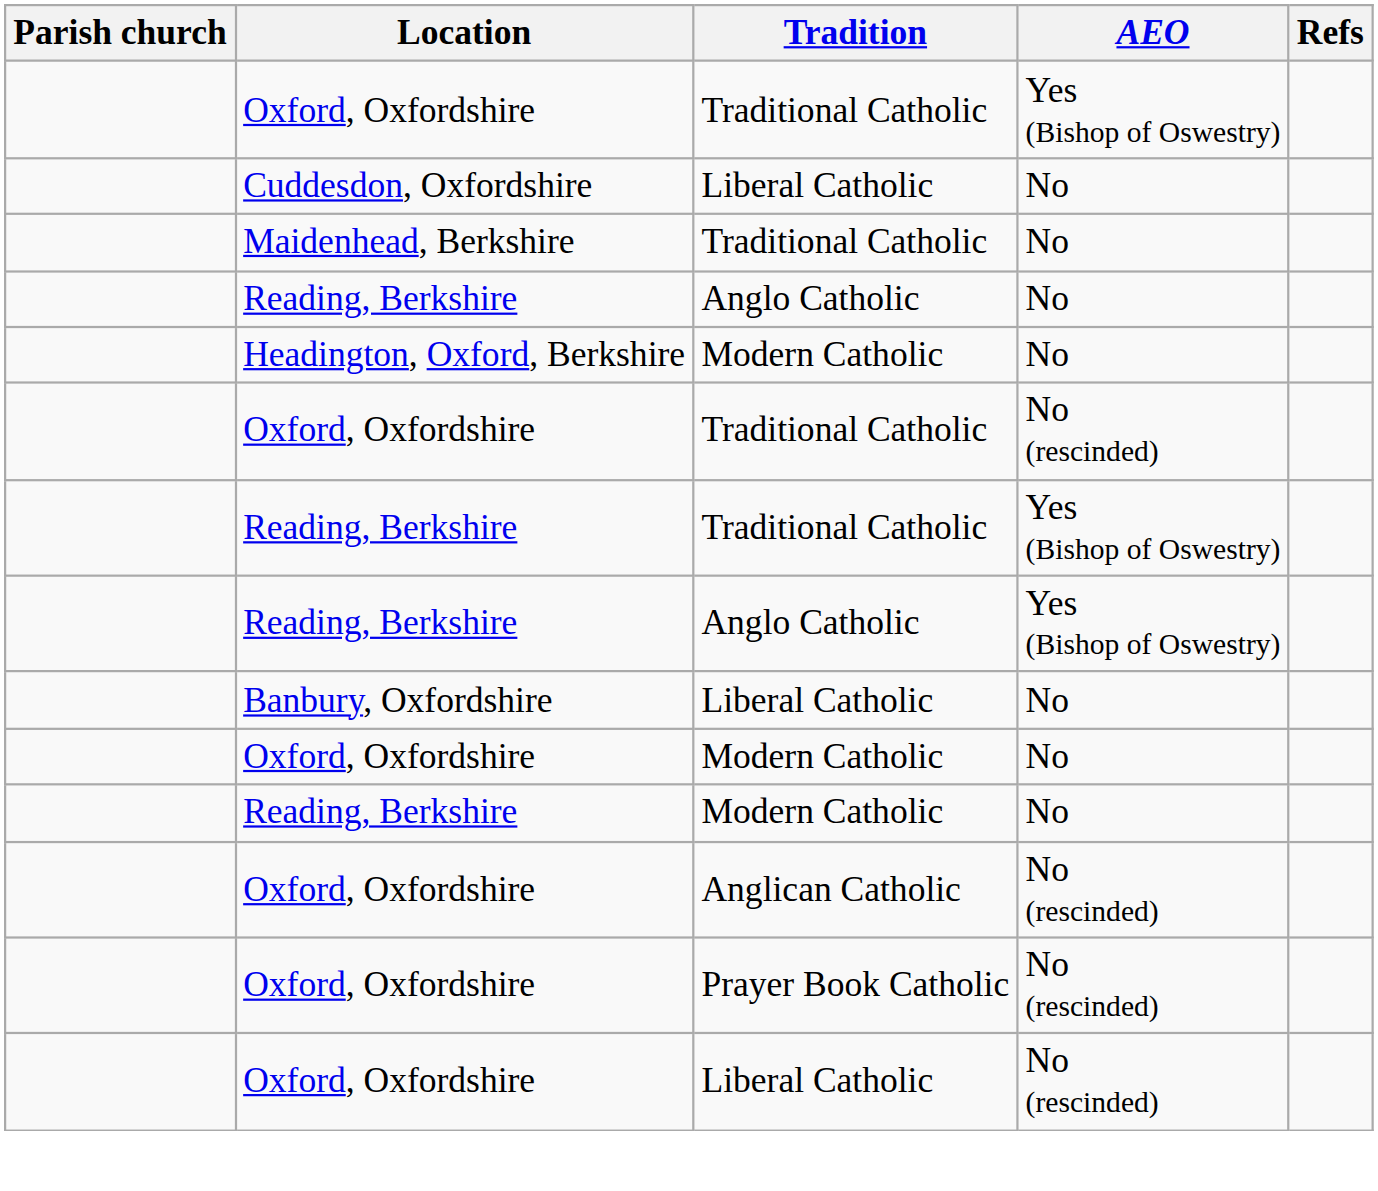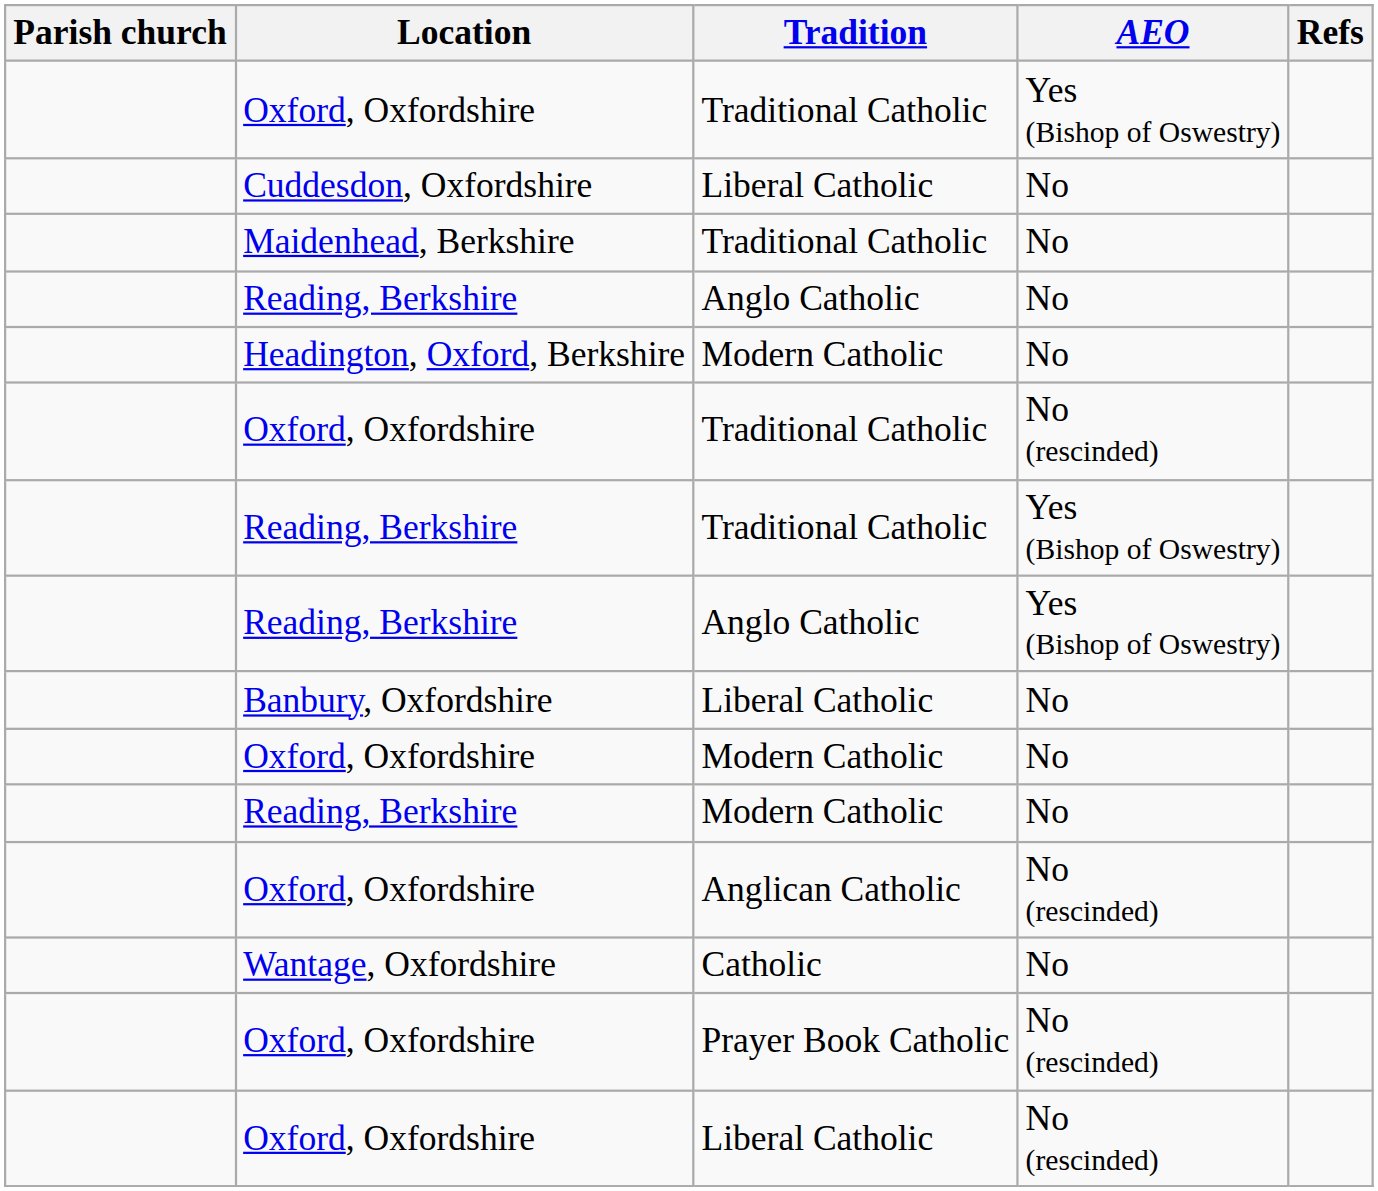+ row: (400, 964)
